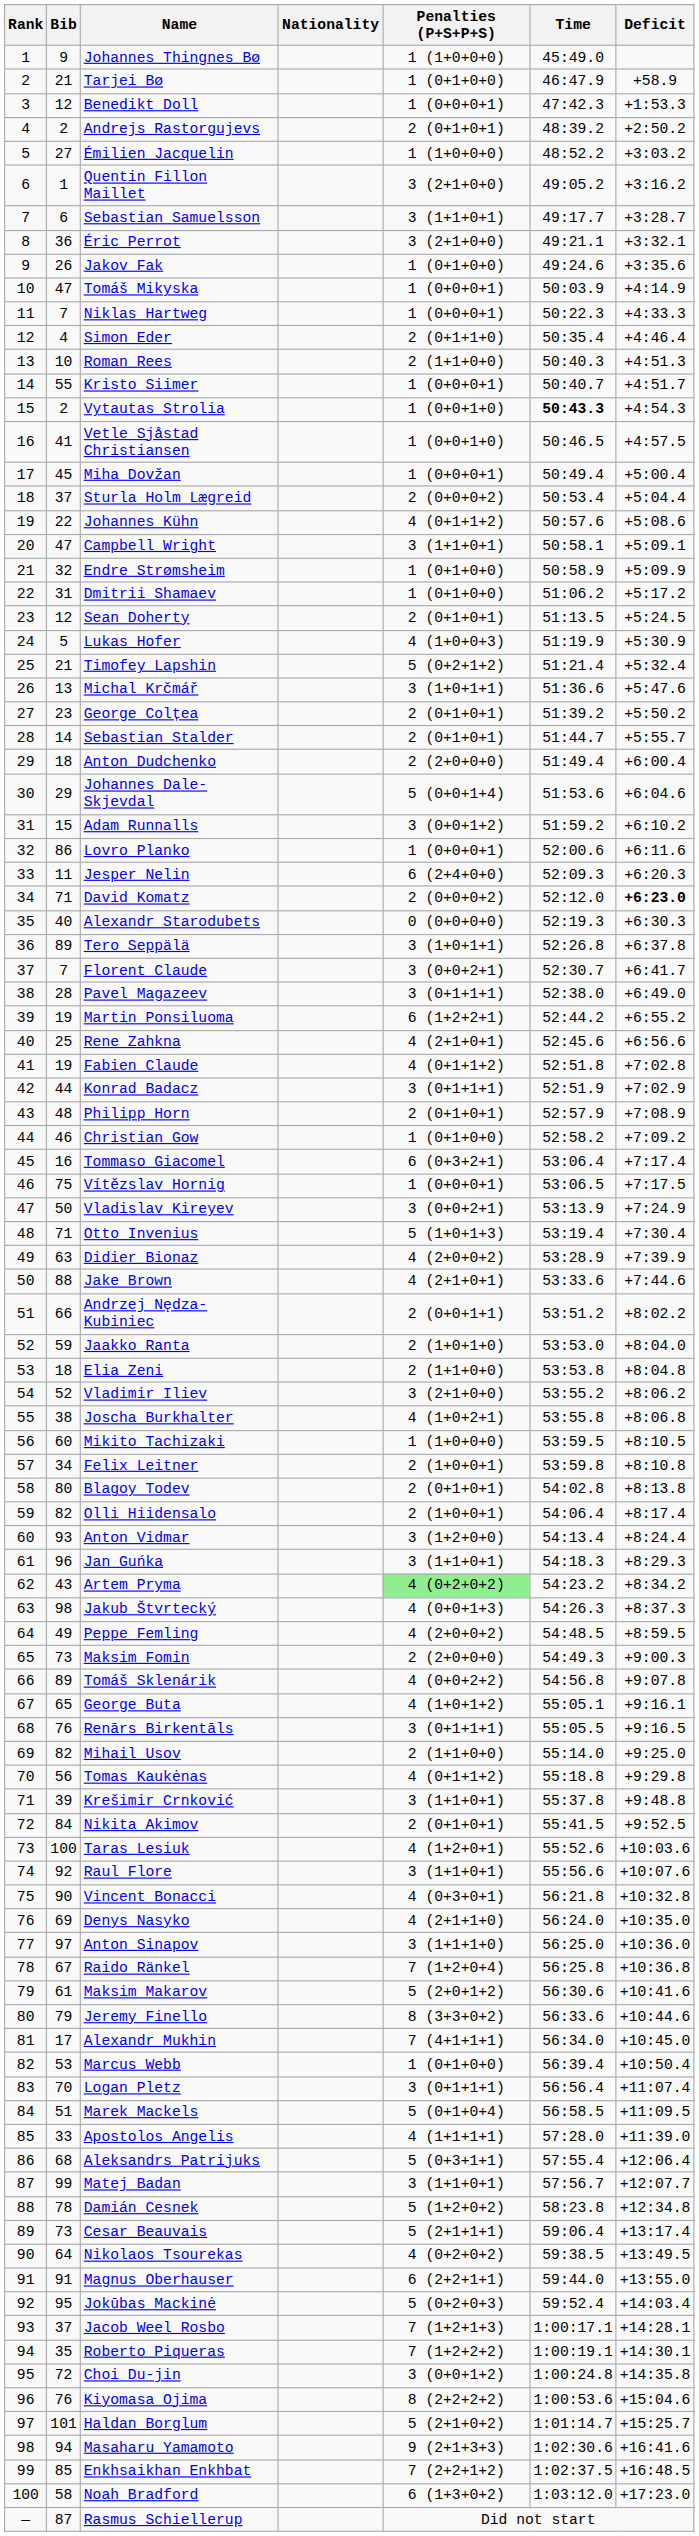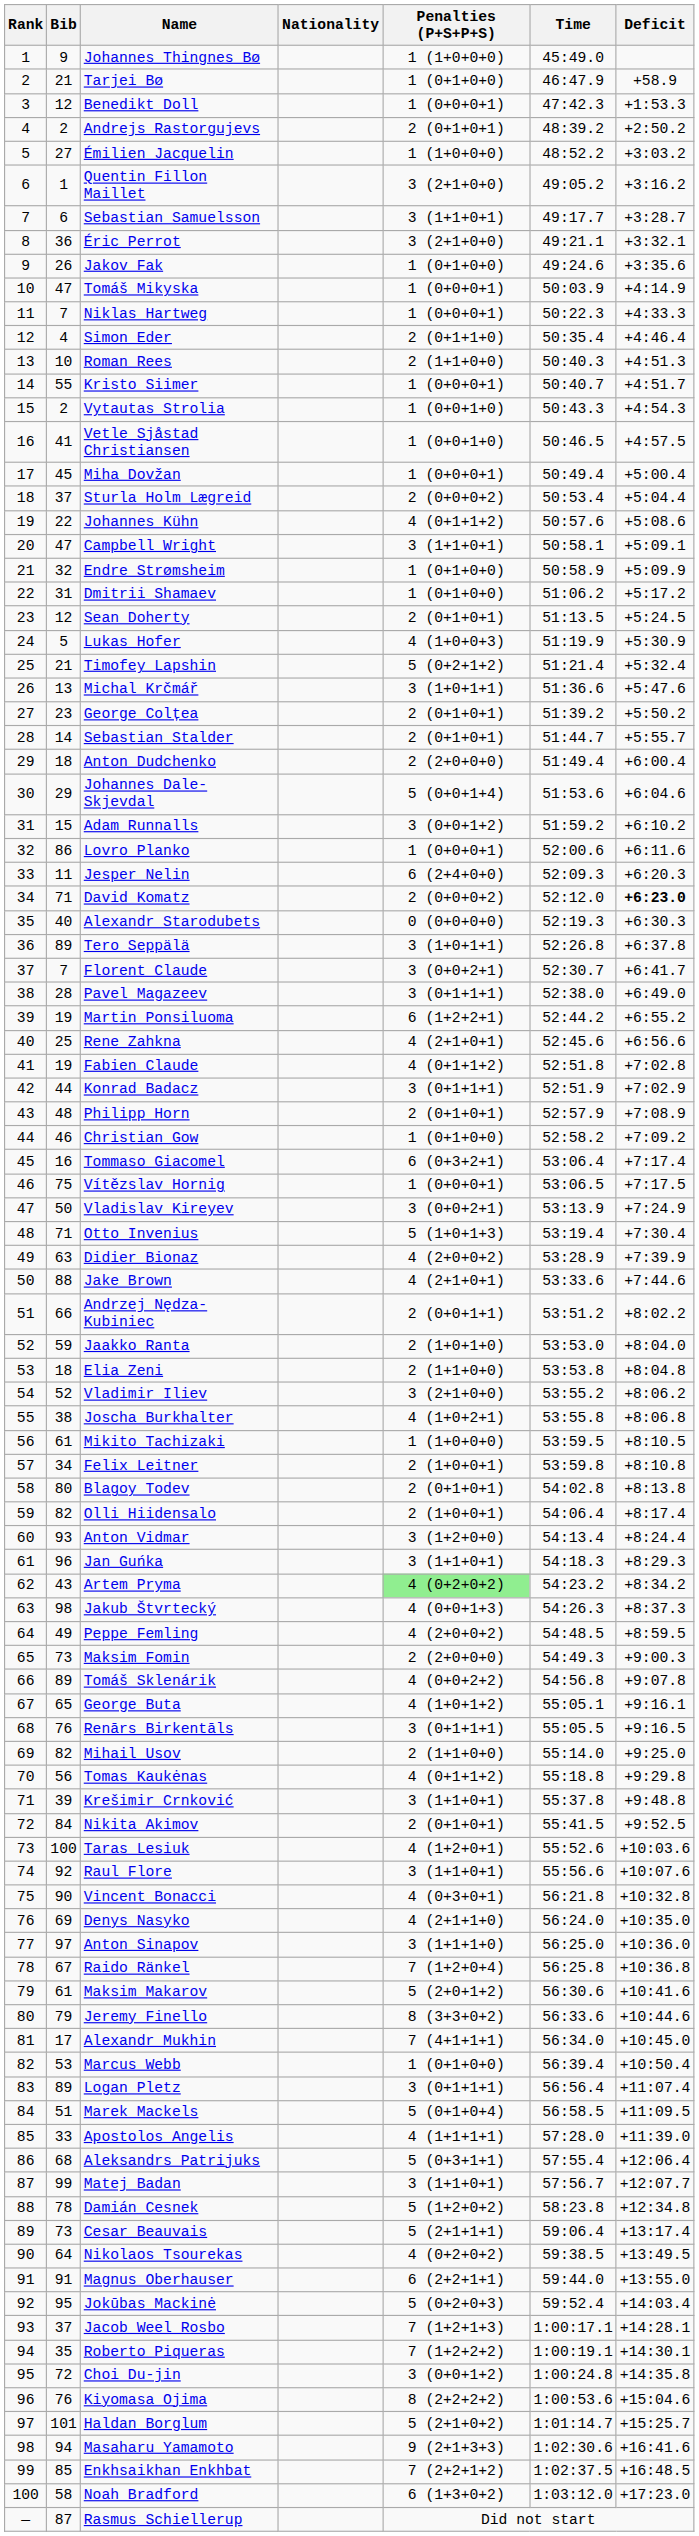(573, 410) bold -> (573, 410) normal
(64, 1442) 60 -> (64, 1442) 61
(64, 2088) 70 -> (64, 2088) 89
